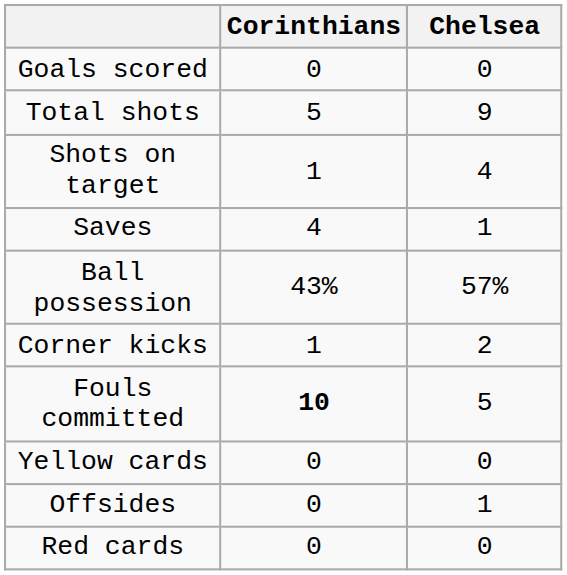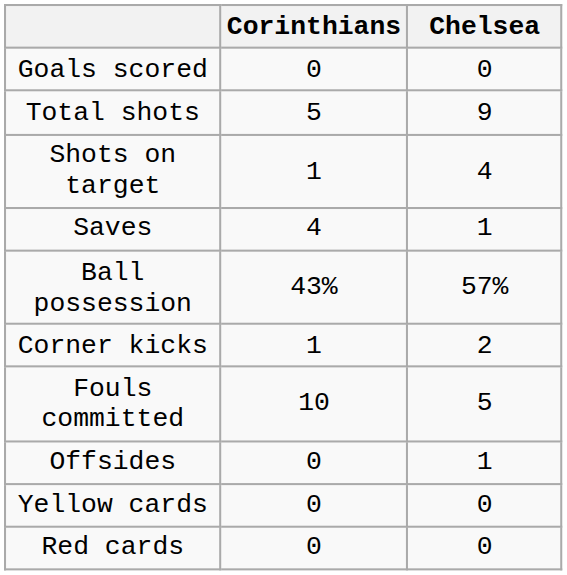(314, 404) bold -> (314, 404) normal
rows swapped: (113, 505) <-> (113, 462)
